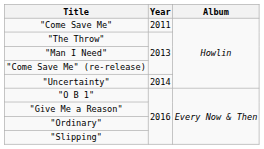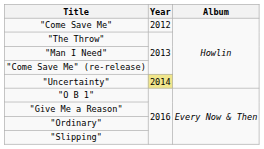(160, 25) 2011 -> (160, 25) 2012
(160, 81) no background -> (160, 81) khaki background
